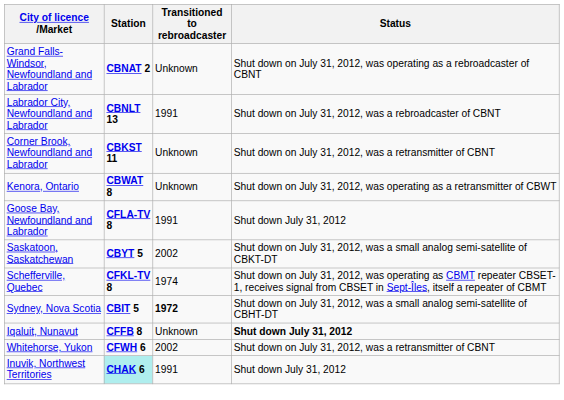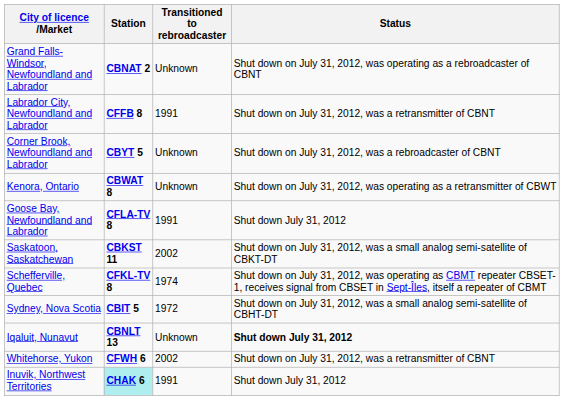(123, 114) CBNLT 13 -> (124, 114) CFFB 8
(367, 114) Shut down on July 31, 2012, was a rebroadcaster of CBNT -> (364, 114) Shut down on July 31, 2012, was a retransmitter of CBNT
(124, 153) CBKST 11 -> (125, 153) CBYT 5
(364, 153) Shut down on July 31, 2012, was a retransmitter of CBNT -> (367, 153) Shut down on July 31, 2012, was a rebroadcaster of CBNT
(125, 254) CBYT 5 -> (124, 254) CBKST 11
(166, 309) bold -> (166, 309) normal
(124, 331) CFFB 8 -> (123, 337) CBNLT 13
